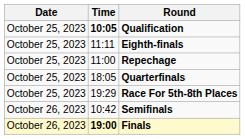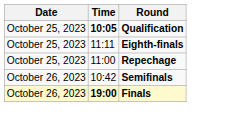- row: (153, 77)
- row: (179, 93)
